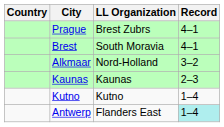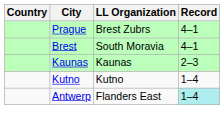- row: (71, 63)
